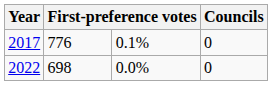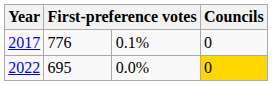(60, 67) 698 -> (60, 67) 695
(208, 67) no background -> (208, 67) gold background
